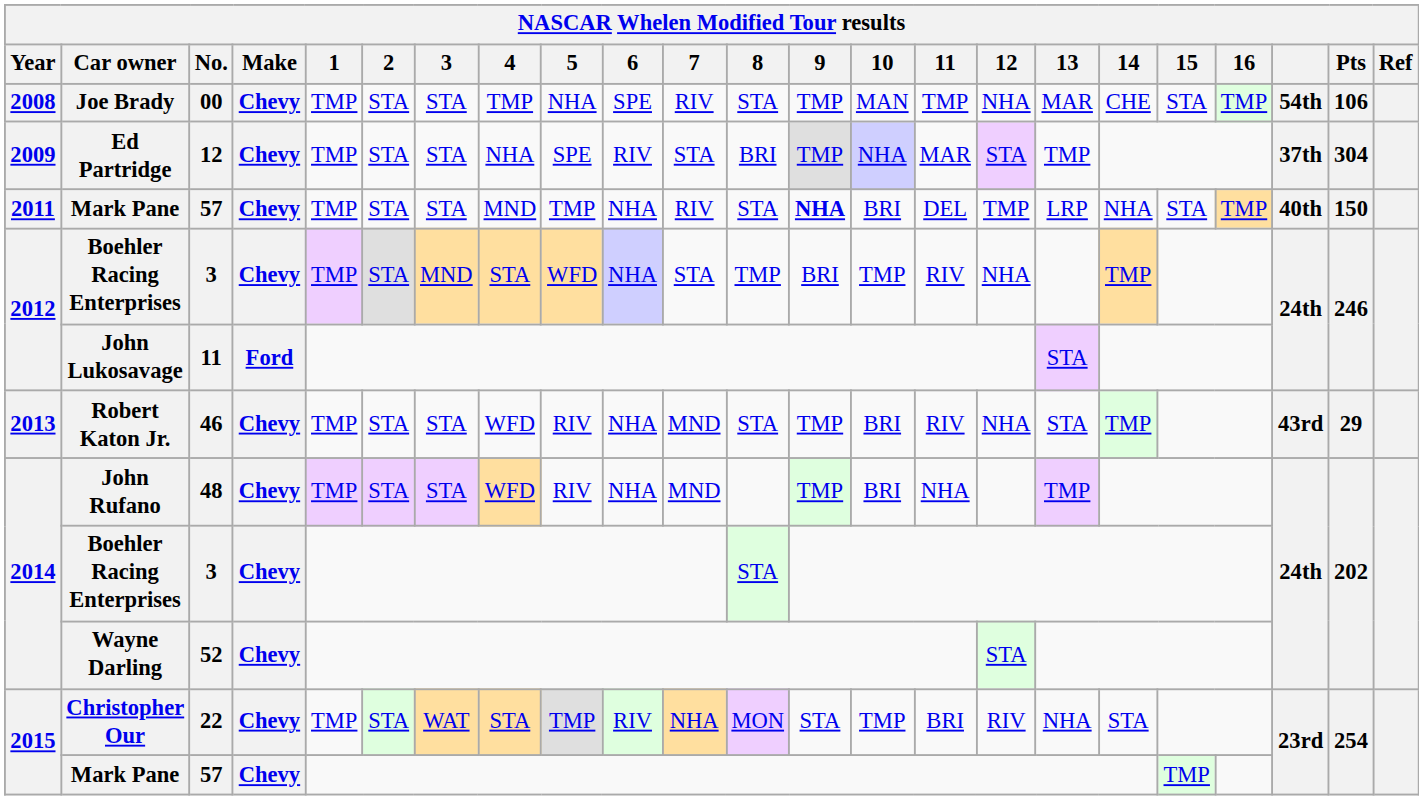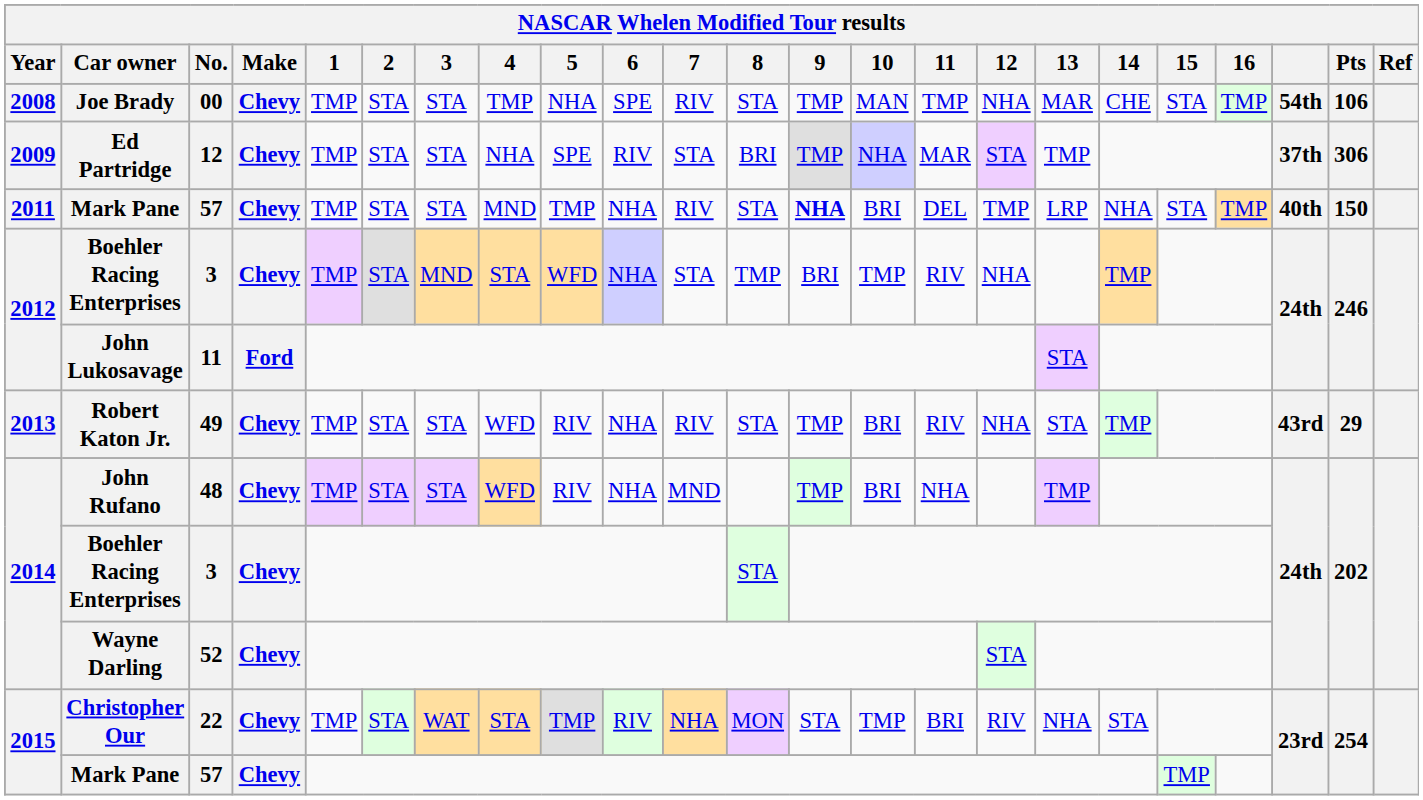(1351, 155) 304 -> (1351, 155) 306
(211, 424) 46 -> (211, 424) 49
(694, 424) MND -> (694, 424) RIV
